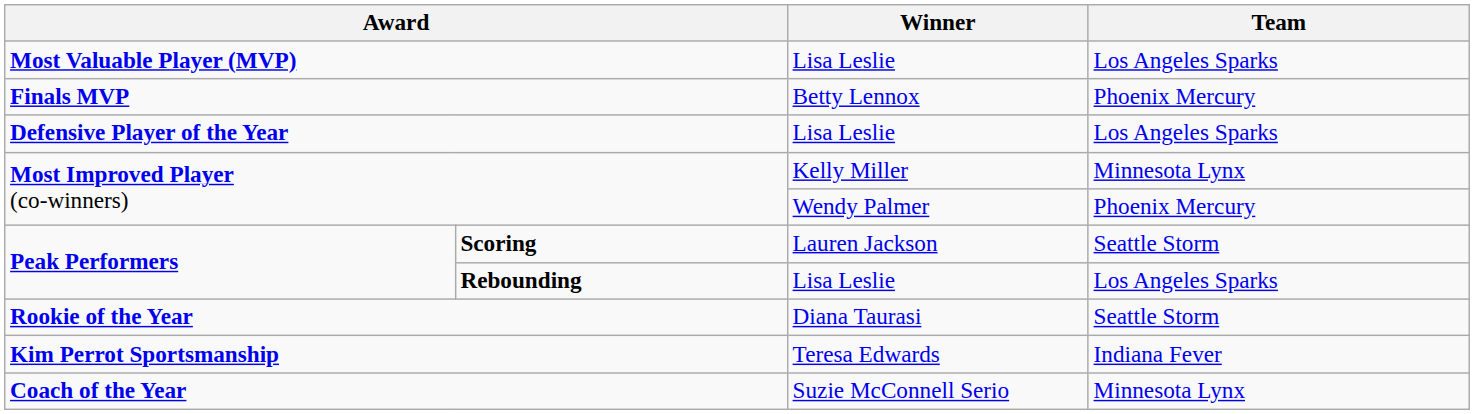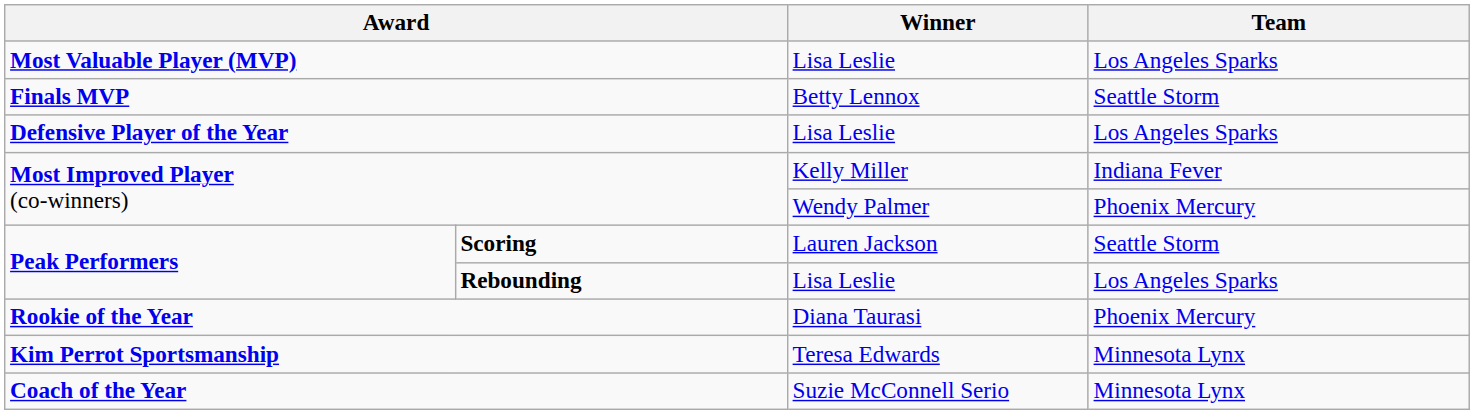(1174, 96) Phoenix Mercury -> (1156, 96) Seattle Storm
(1169, 170) Minnesota Lynx -> (1158, 170) Indiana Fever
(1156, 317) Seattle Storm -> (1174, 317) Phoenix Mercury
(1158, 354) Indiana Fever -> (1169, 354) Minnesota Lynx
